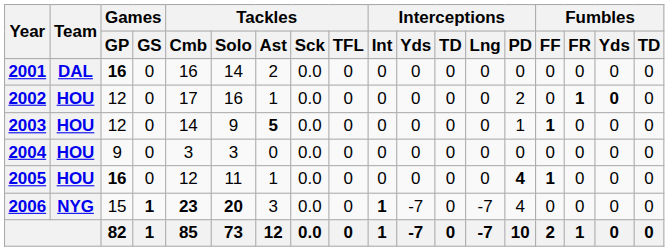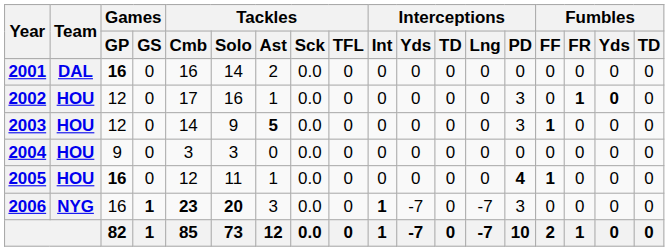(520, 98) 2 -> (520, 98) 3
(520, 125) 1 -> (520, 125) 3
(117, 206) 15 -> (117, 206) 16
(520, 206) 4 -> (520, 206) 3
